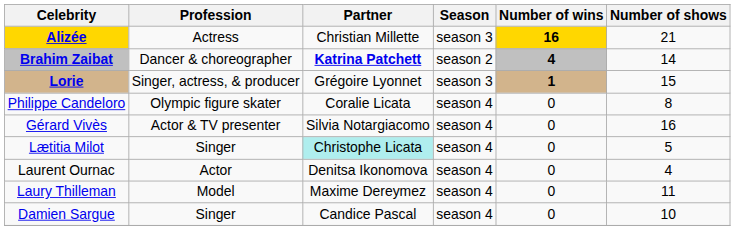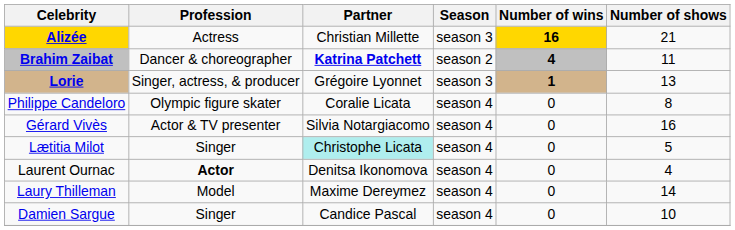(668, 59) 14 -> (668, 59) 11
(668, 81) 15 -> (668, 81) 13
(216, 170) normal -> (216, 170) bold
(668, 192) 11 -> (668, 192) 14
